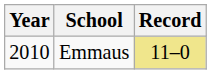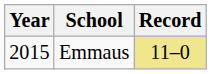(29, 52) 2010 -> (29, 52) 2015
